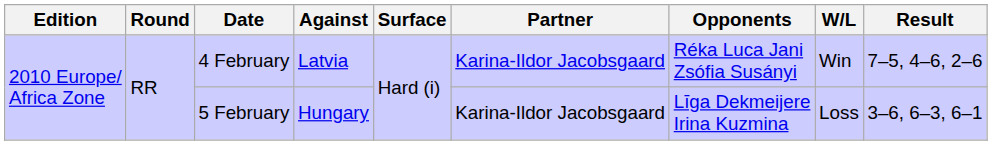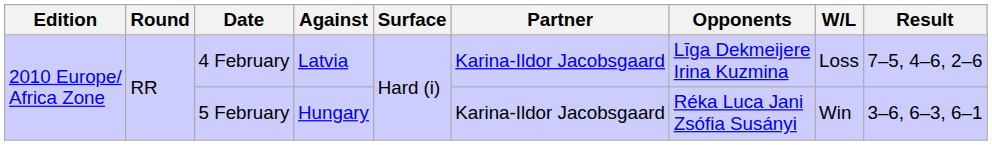(738, 60) Réka Luca Jani Zsófia Susányi -> (742, 60) Līga Dekmeijere Irina Kuzmina
(835, 60) Win -> (839, 60) Loss
(742, 112) Līga Dekmeijere Irina Kuzmina -> (738, 112) Réka Luca Jani Zsófia Susányi
(839, 112) Loss -> (835, 112) Win
